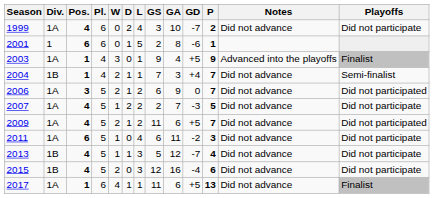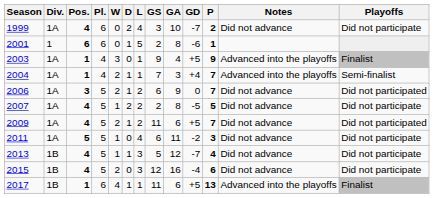(53, 75) 1B -> (53, 75) 1A
(256, 75) Did not advance -> (279, 75) Advanced into the playoffs
(178, 106) 7 -> (178, 106) 8
(196, 106) -3 -> (196, 106) -5
(87, 138) 6 -> (87, 138) 5
(53, 185) 1A -> (53, 185) 1B
(256, 185) Did not advance -> (279, 185) Advanced into the playoffs
